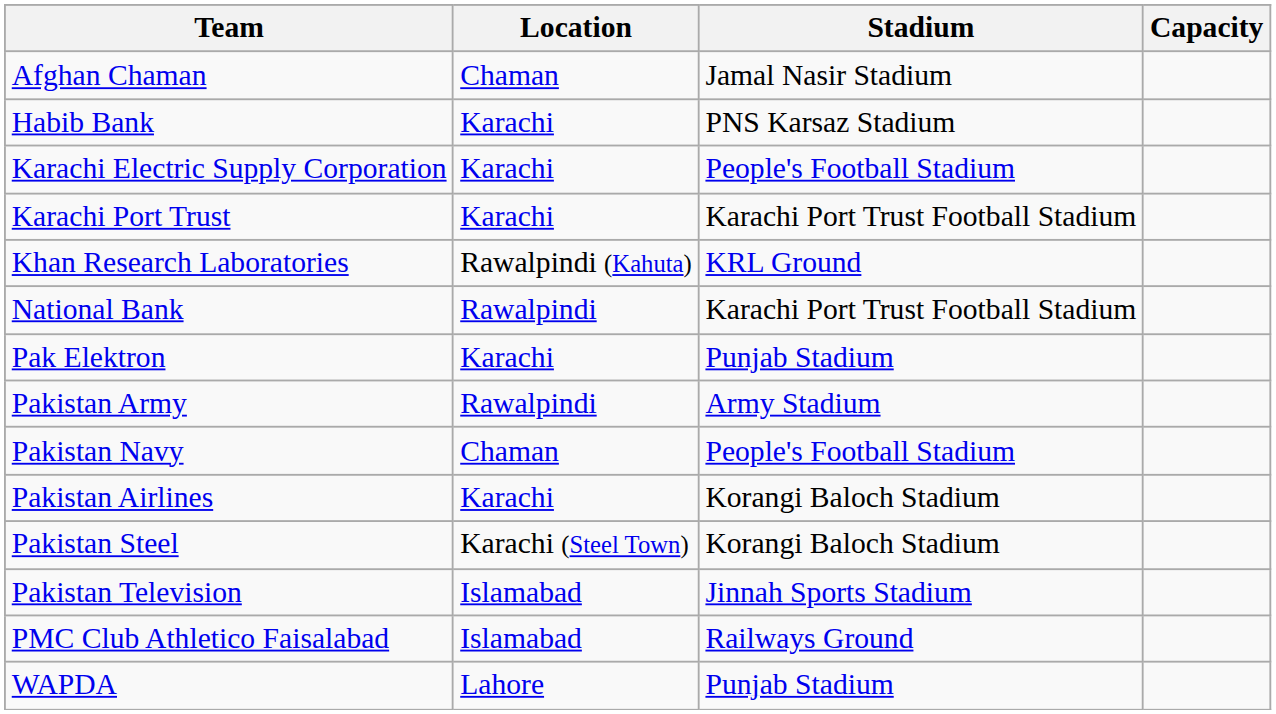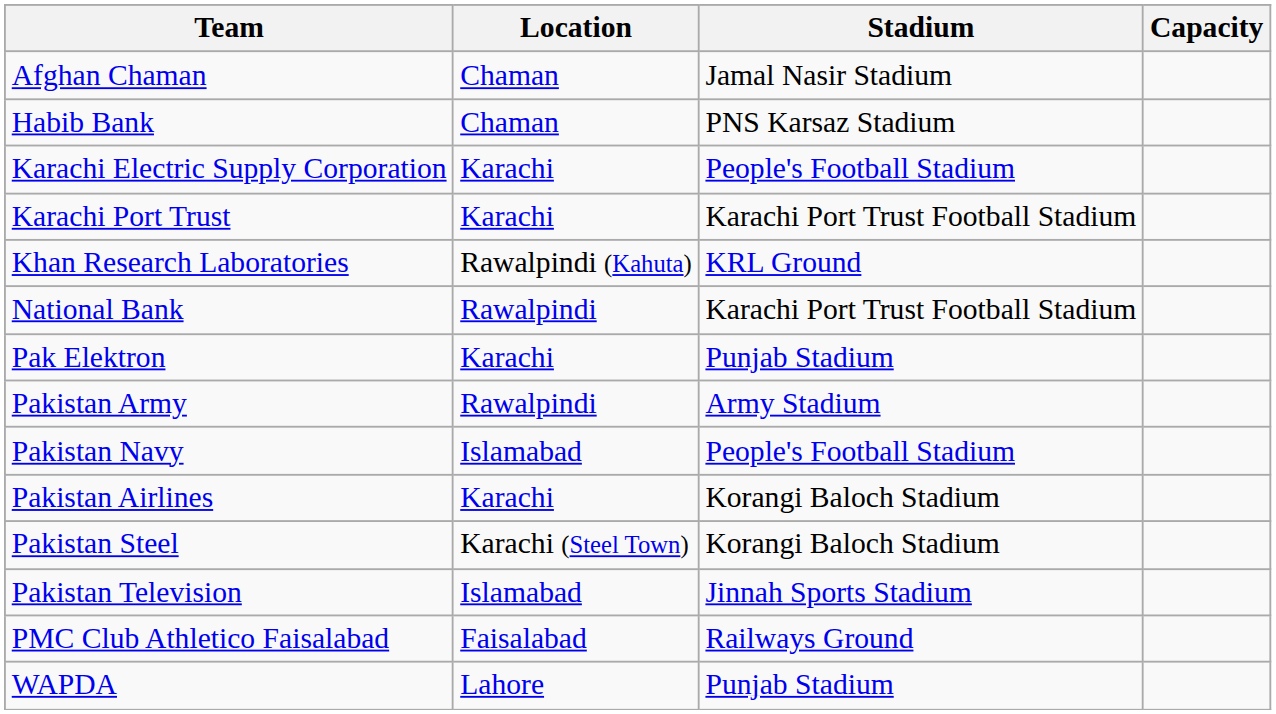(507, 121) Karachi -> (510, 121) Chaman
(510, 450) Chaman -> (521, 450) Islamabad
(521, 638) Islamabad -> (524, 638) Faisalabad
